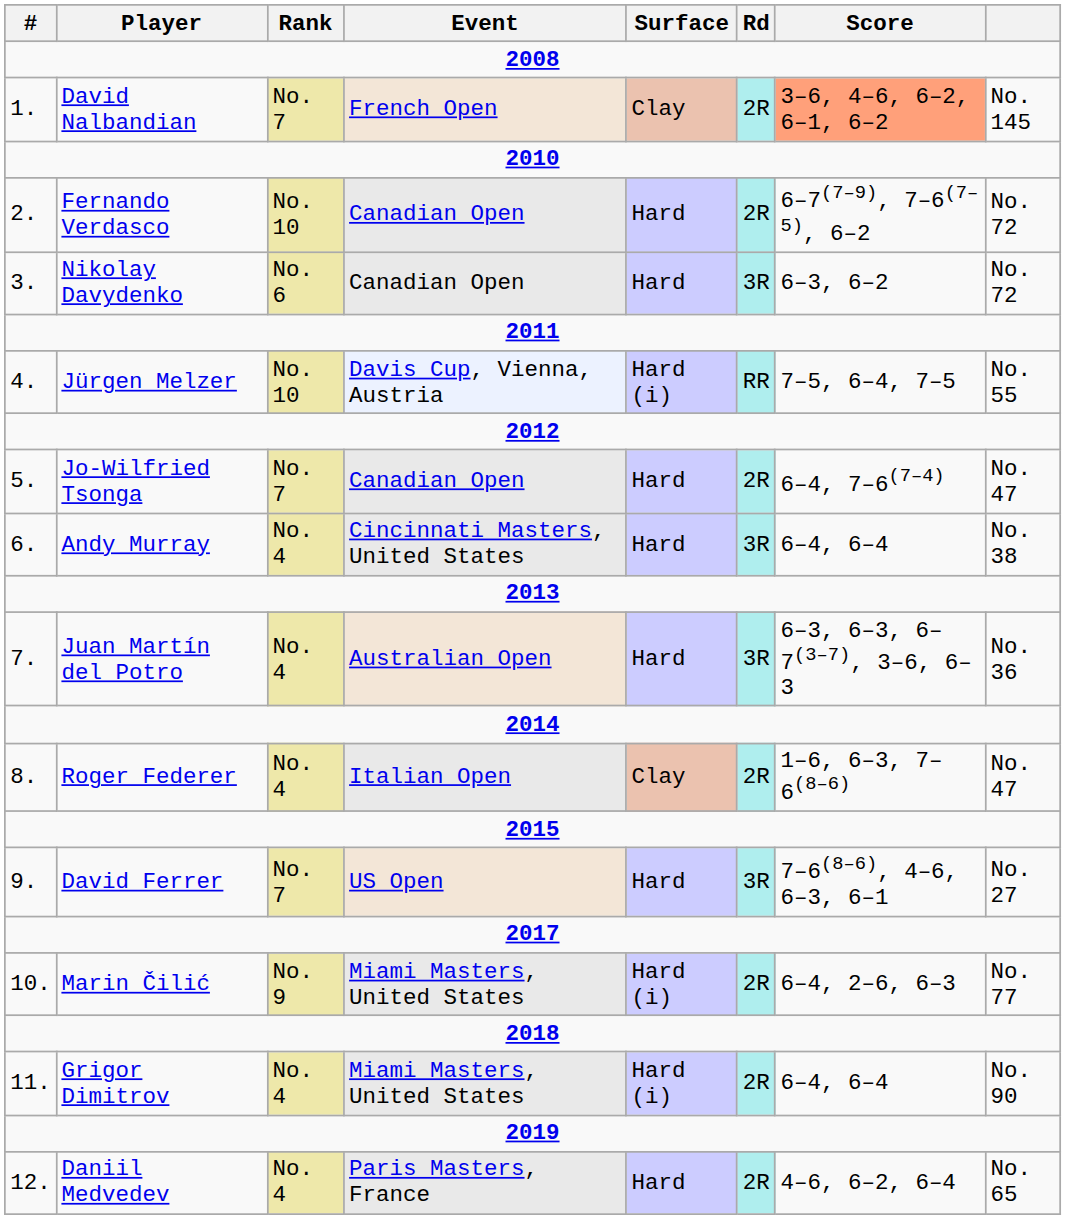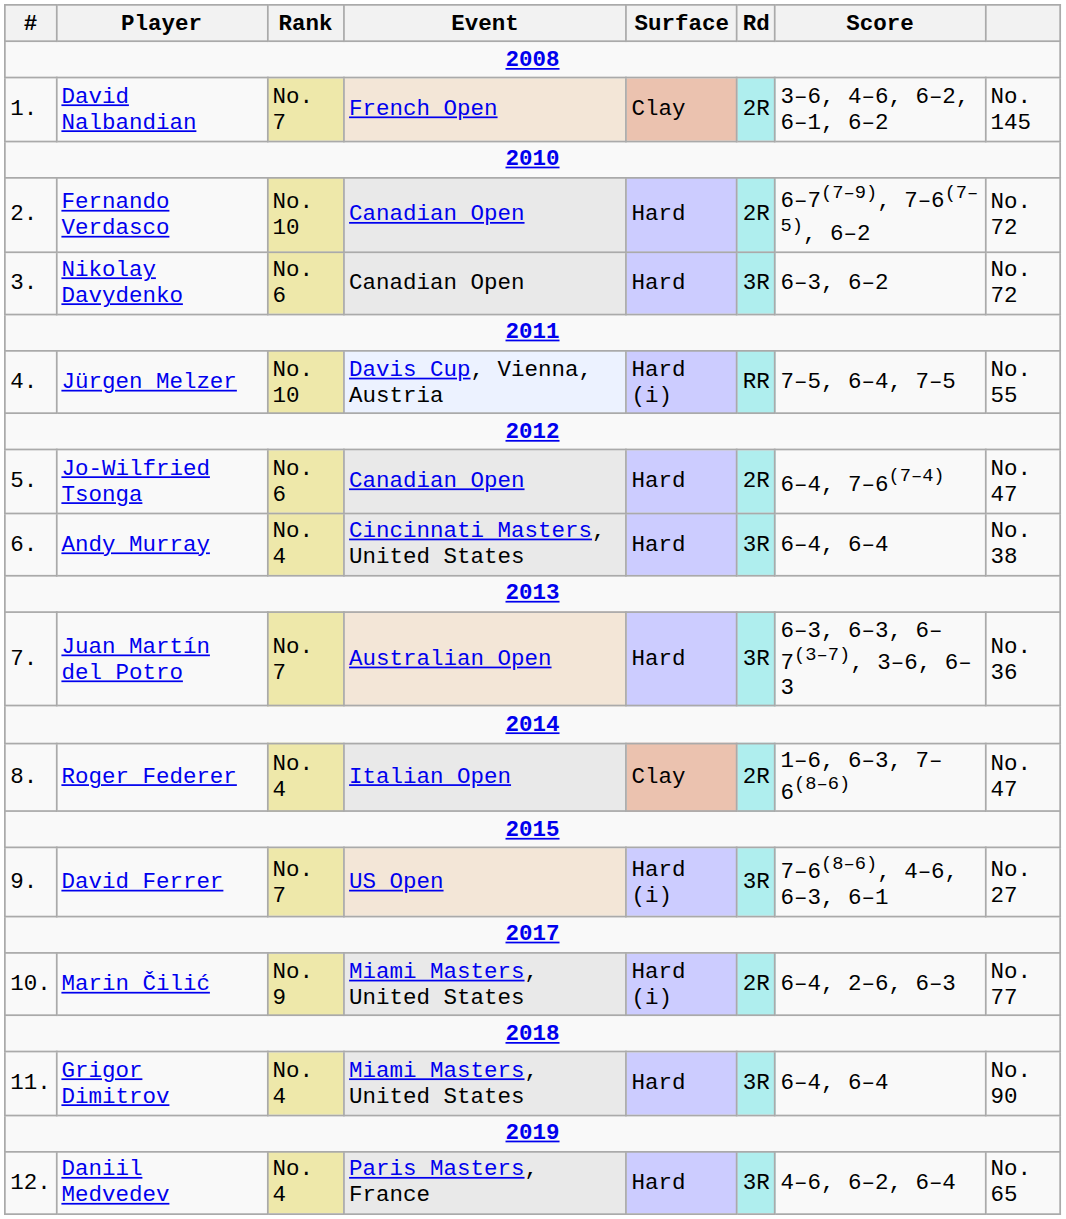(875, 109) lightsalmon background -> (875, 109) no background
(293, 481) No. 7 -> (293, 481) No. 6
(293, 659) No. 4 -> (293, 659) No. 7
(659, 882) Hard -> (659, 882) Hard (i)
(659, 1083) Hard (i) -> (659, 1083) Hard
(756, 1083) 2R -> (756, 1083) 3R
(756, 1183) 2R -> (756, 1183) 3R
